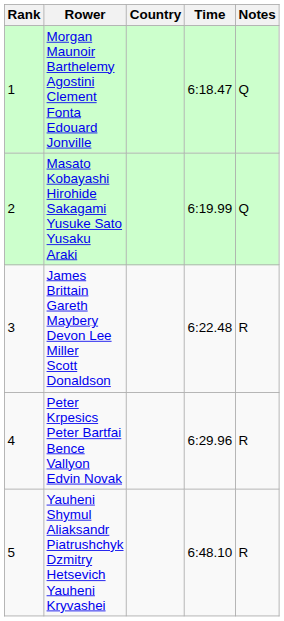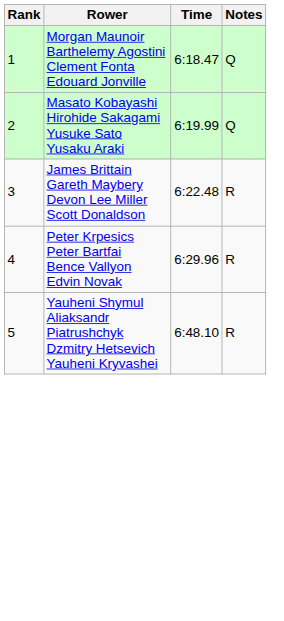- column: (155, 15)
